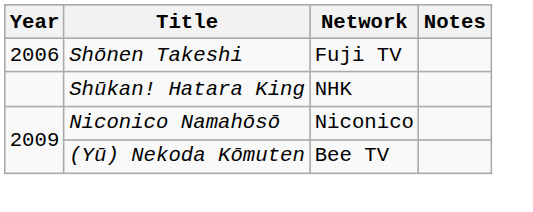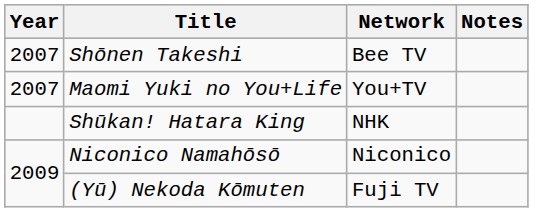(35, 55) 2006 -> (35, 55) 2007
(358, 55) Fuji TV -> (389, 55) Bee TV
+ row: (206, 89)
(352, 156) Bee TV -> (395, 190) Fuji TV
